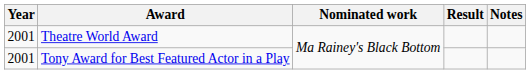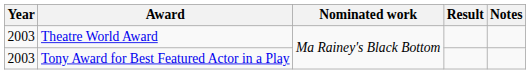(21, 36) 2001 -> (21, 36) 2003
(21, 58) 2001 -> (21, 58) 2003
